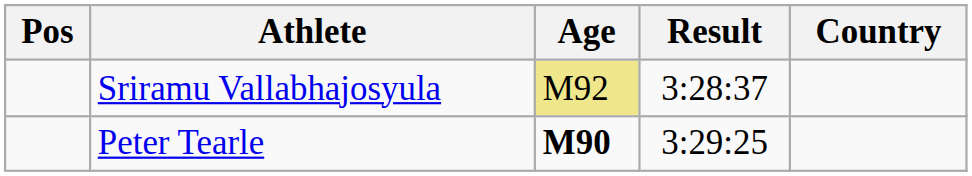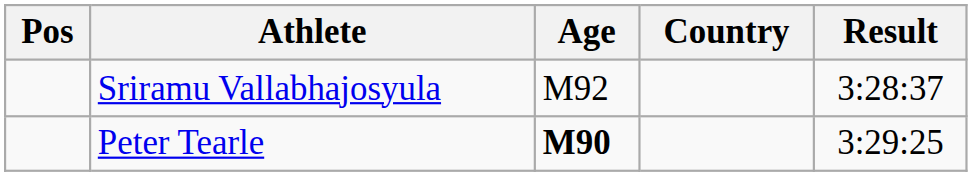columns swapped: (878, 32) <-> (715, 32)
(576, 87) khaki background -> (576, 87) no background
